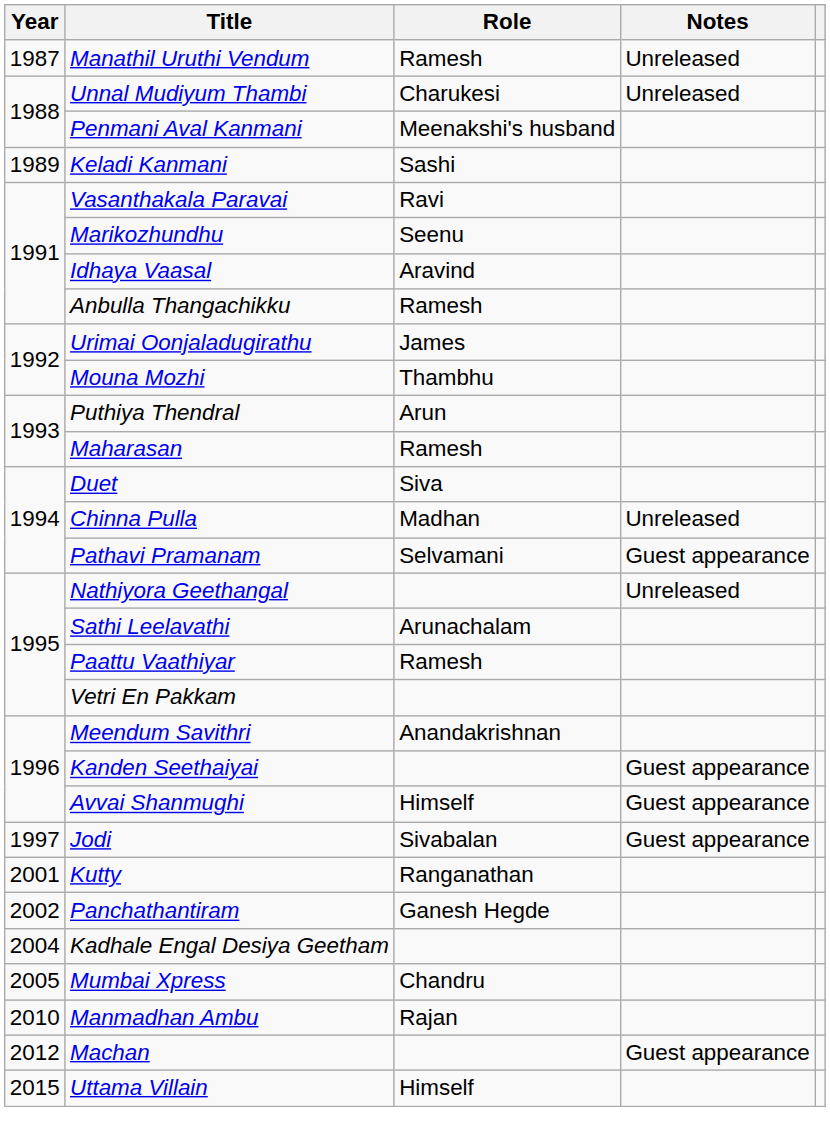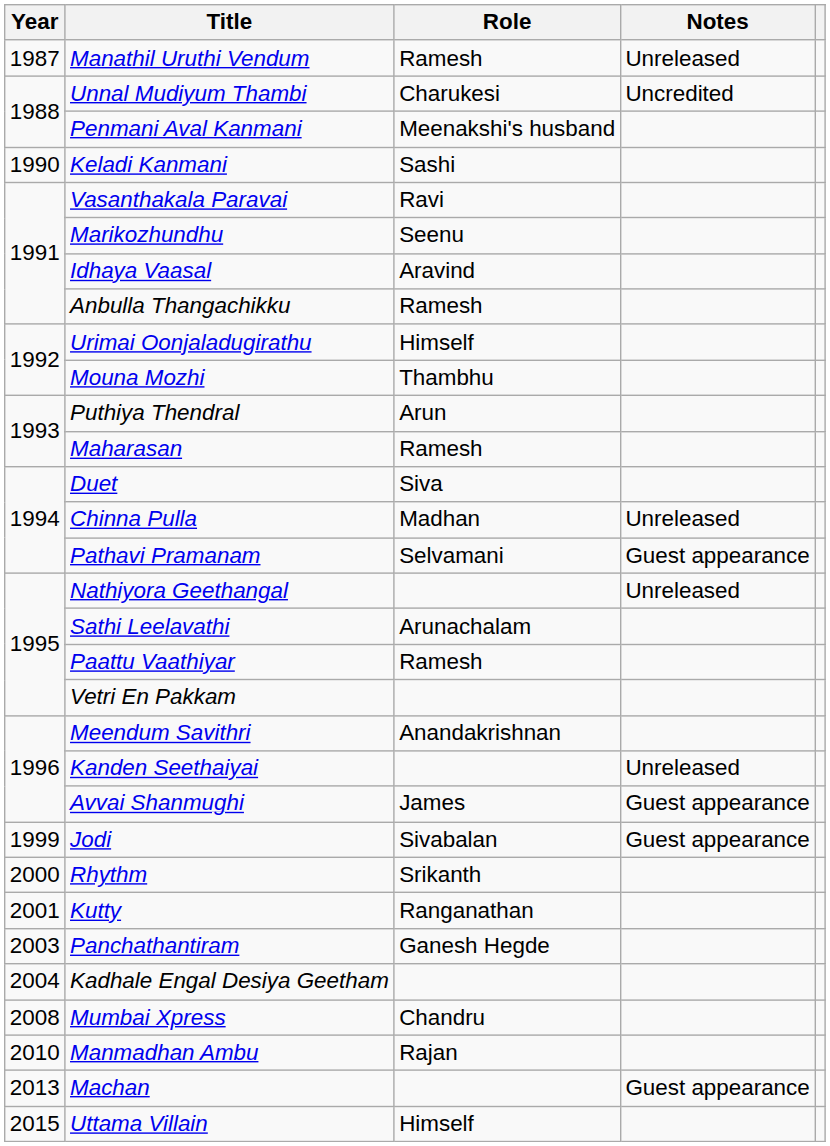(683, 93) Unreleased -> (680, 93) Uncredited
(35, 164) 1989 -> (35, 164) 1990
(432, 341) James -> (436, 341) Himself
(718, 768) Guest appearance -> (683, 768) Unreleased
(436, 803) Himself -> (432, 803) James
(35, 839) 1997 -> (35, 839) 1999
+ row: (109, 874)
(35, 910) 2002 -> (35, 945) 2003
(35, 981) 2005 -> (35, 1016) 2008
(35, 1052) 2012 -> (35, 1088) 2013
